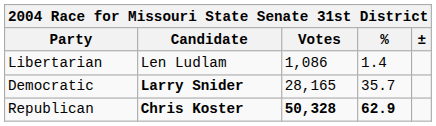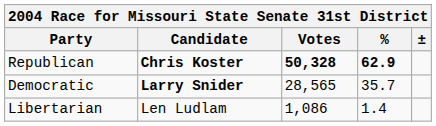rows swapped: (51, 109) <-> (55, 63)
(310, 86) 28,165 -> (310, 86) 28,565
